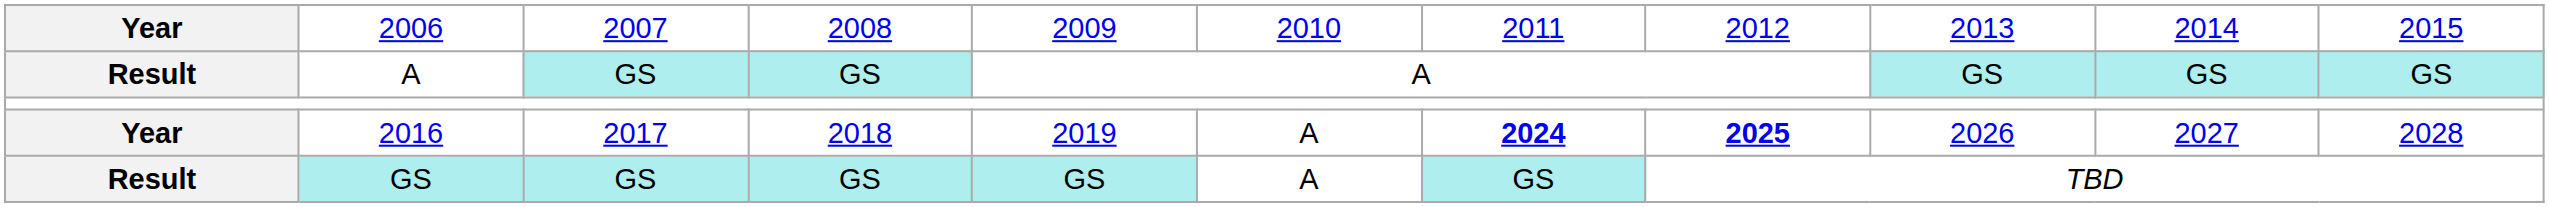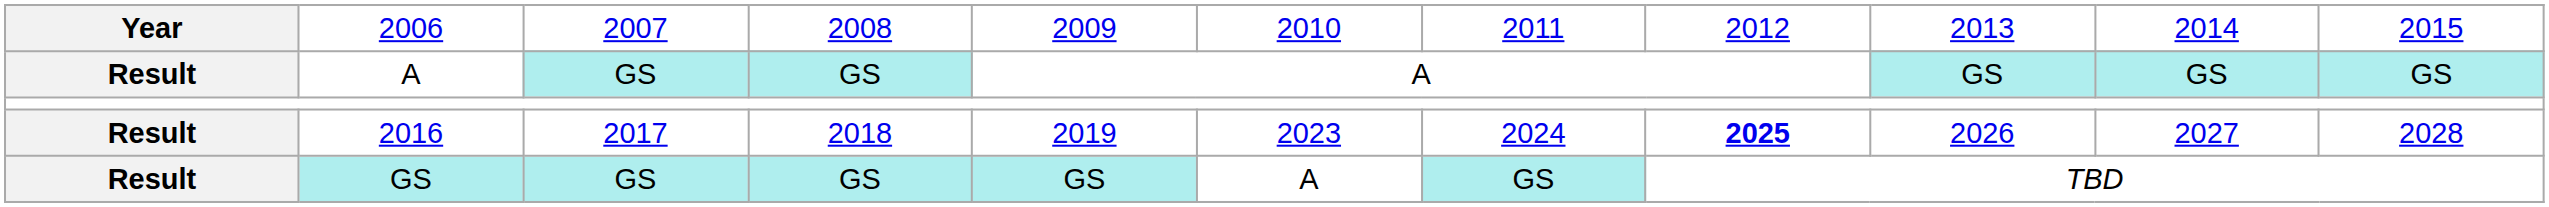(152, 133) Year -> (152, 133) Result
(1309, 133) A -> (1309, 133) 2023
(1533, 133) bold -> (1533, 133) normal
